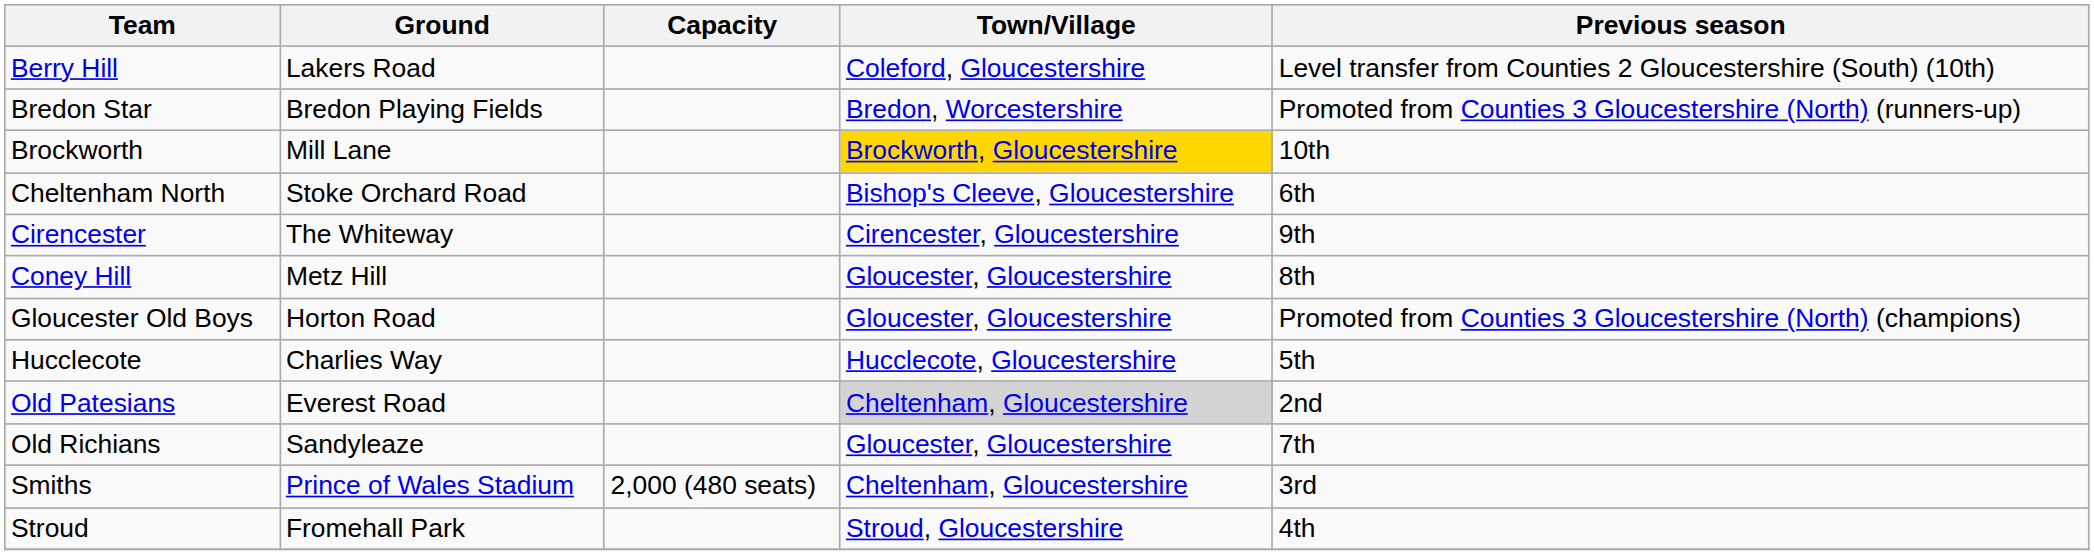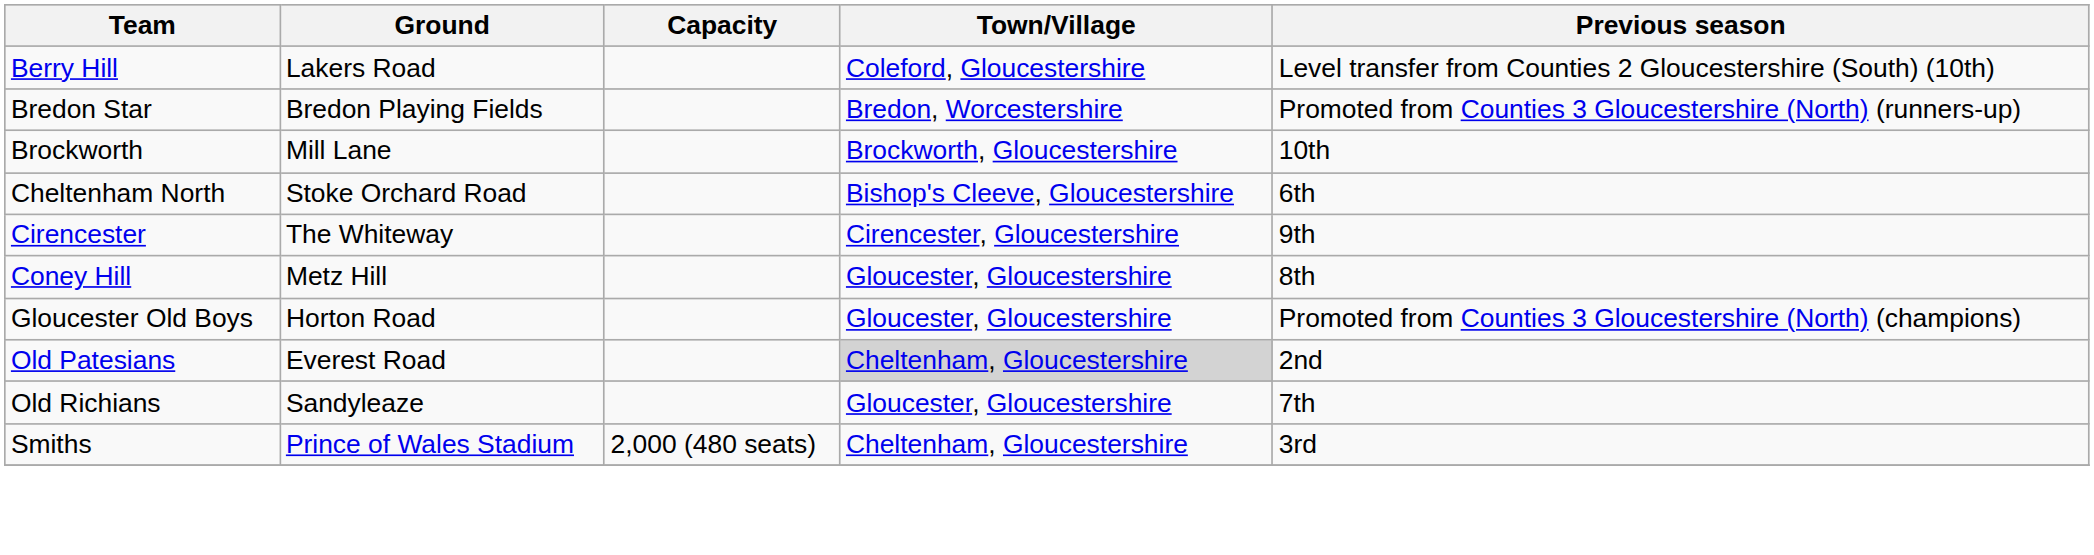(1012, 151) gold background -> (1012, 151) no background
- row: (76, 360)
- row: (50, 527)
